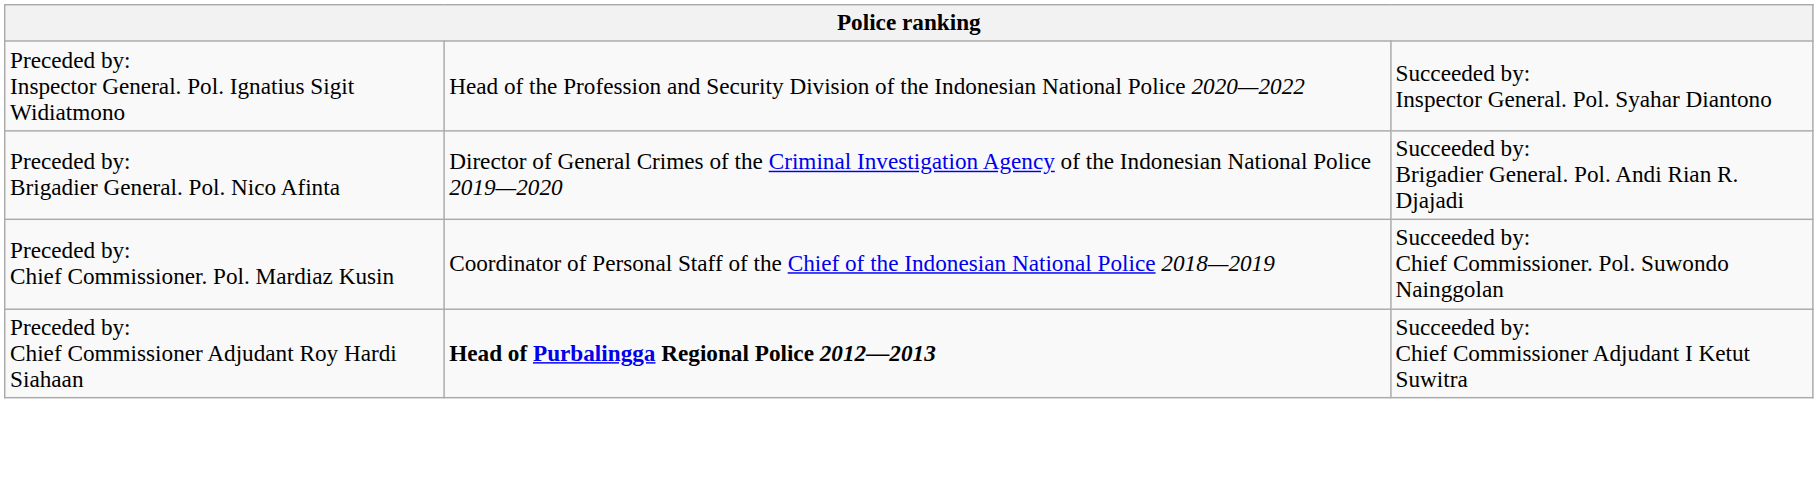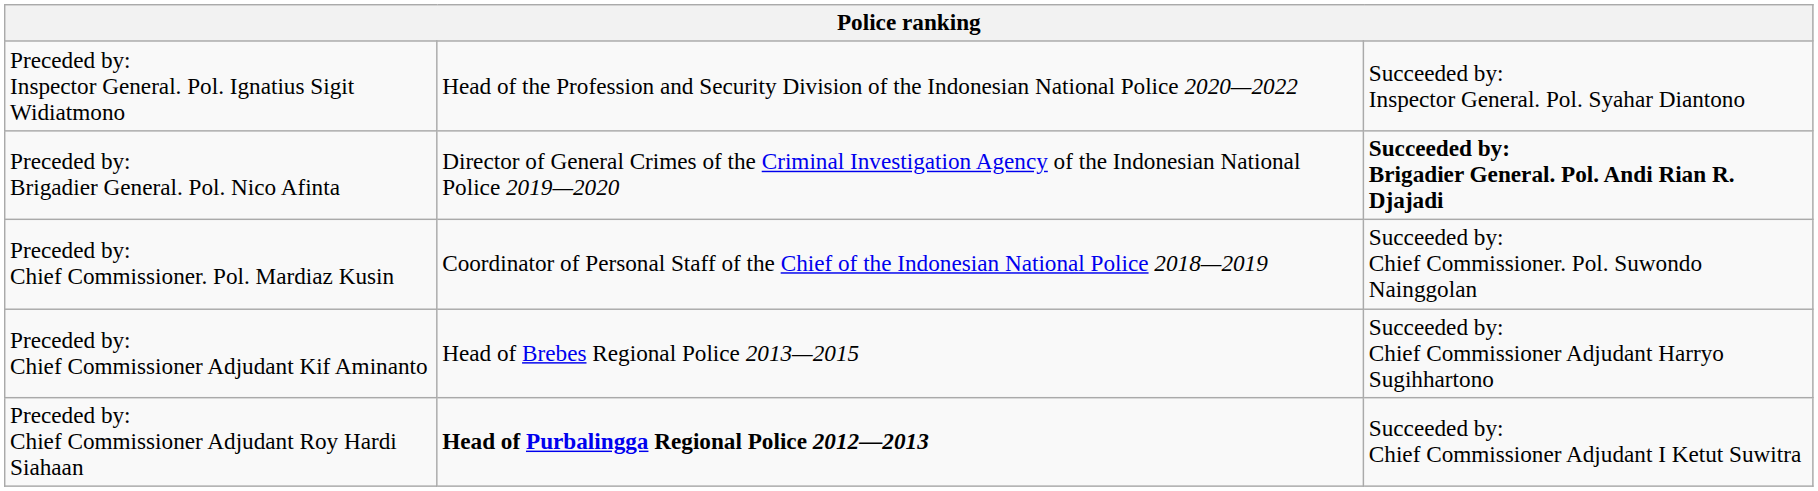(1567, 174) normal -> (1552, 174) bold
+ row: (219, 352)
